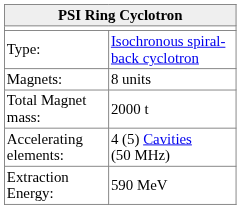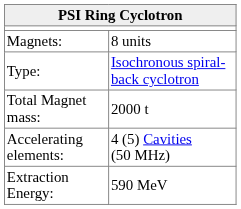rows swapped: (24, 49) <-> (34, 79)
